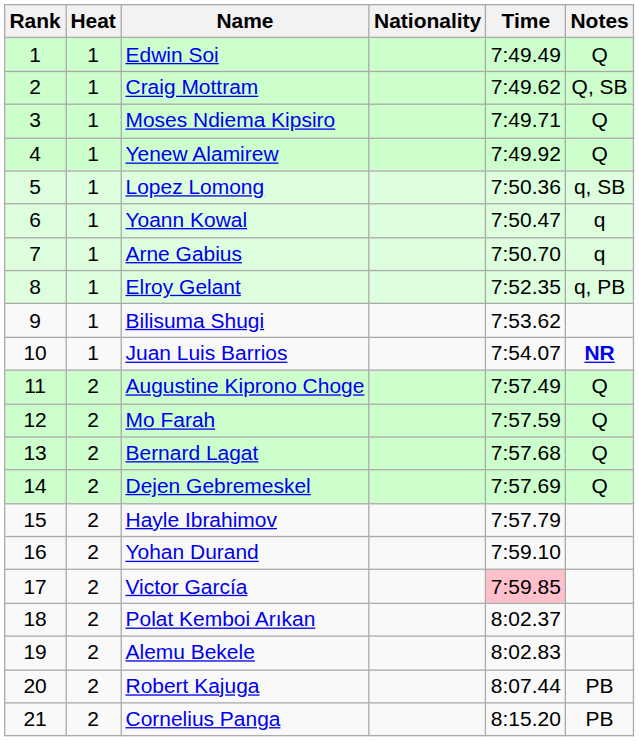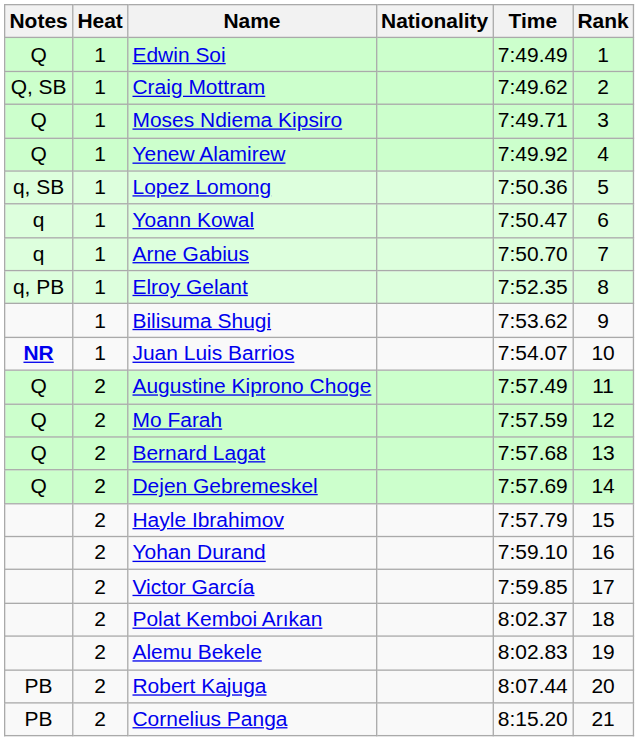columns swapped: (35, 21) <-> (600, 21)
(526, 586) pink background -> (533, 586) no background
